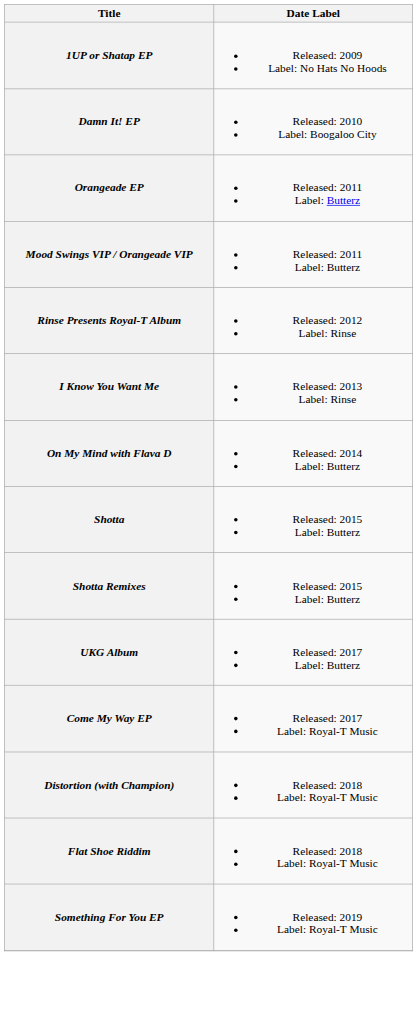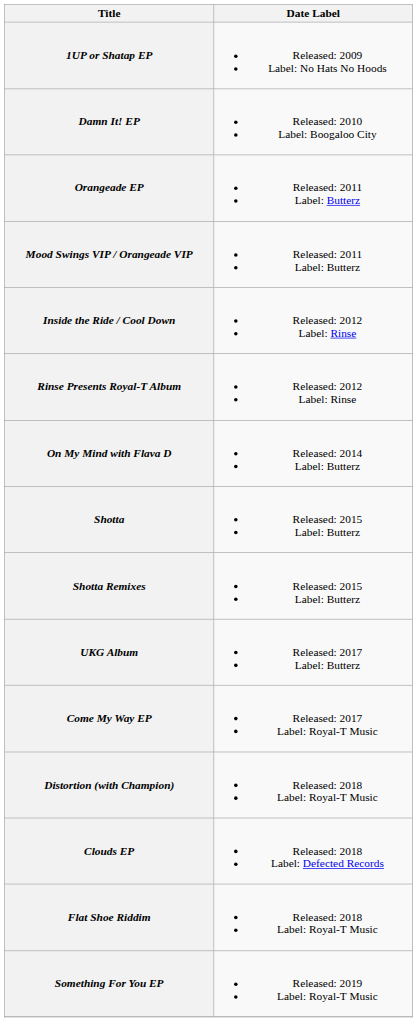+ row: (109, 320)
- row: (109, 387)
+ row: (109, 851)
